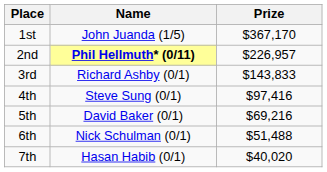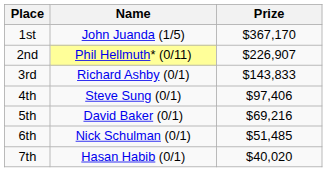(133, 55) bold -> (133, 55) normal
(269, 55) $226,957 -> (269, 55) $226,907
(269, 95) $97,416 -> (269, 95) $97,406
(269, 136) $51,488 -> (269, 136) $51,485
